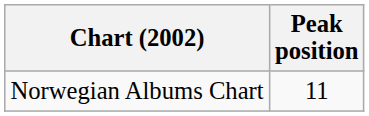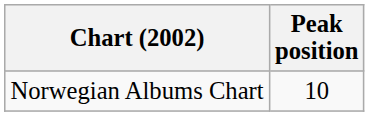(317, 90) 11 -> (317, 90) 10
